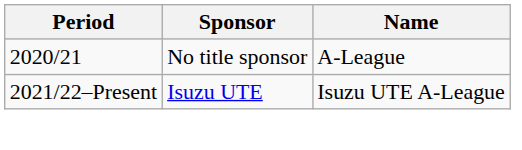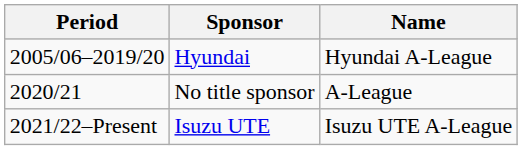+ row: (212, 56)
